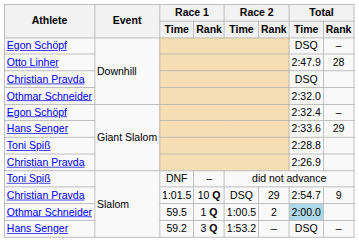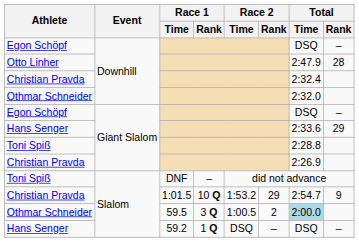(306, 79) DSQ -> (306, 79) 2:32.4
(306, 113) 2:32.4 -> (306, 113) DSQ
(241, 196) DSQ -> (241, 196) 1:53.2
(209, 212) 1 Q -> (209, 212) 3 Q
(209, 229) 3 Q -> (209, 229) 1 Q
(241, 229) 1:53.2 -> (241, 229) DSQ
